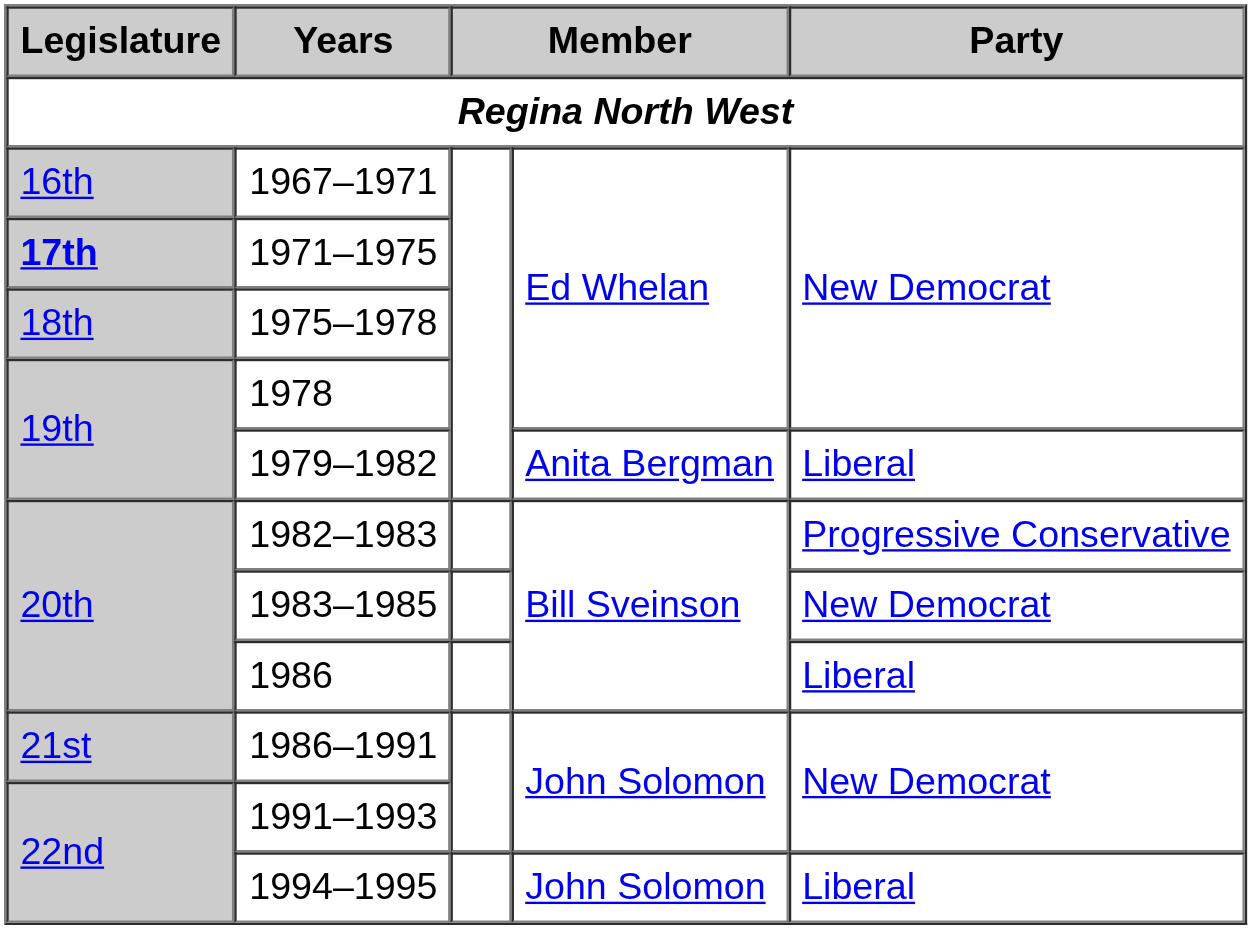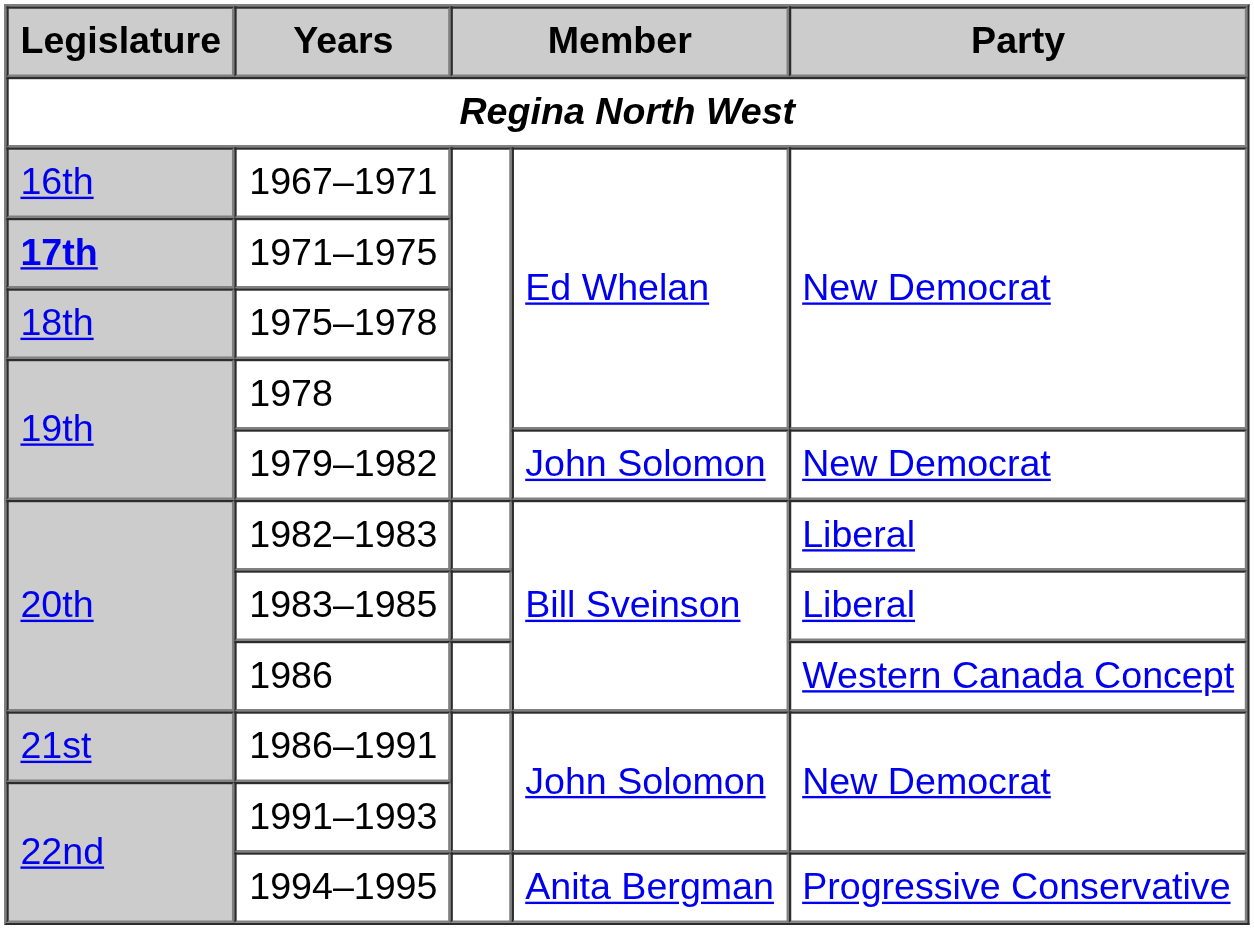(650, 463) Anita Bergman -> (645, 463) John Solomon
(859, 463) Liberal -> (926, 463) New Democrat
(1016, 534) Progressive Conservative -> (859, 534) Liberal
(926, 604) New Democrat -> (859, 604) Liberal
(859, 675) Liberal -> (1018, 675) Western Canada Concept
(645, 886) John Solomon -> (650, 886) Anita Bergman
(859, 886) Liberal -> (1016, 886) Progressive Conservative
